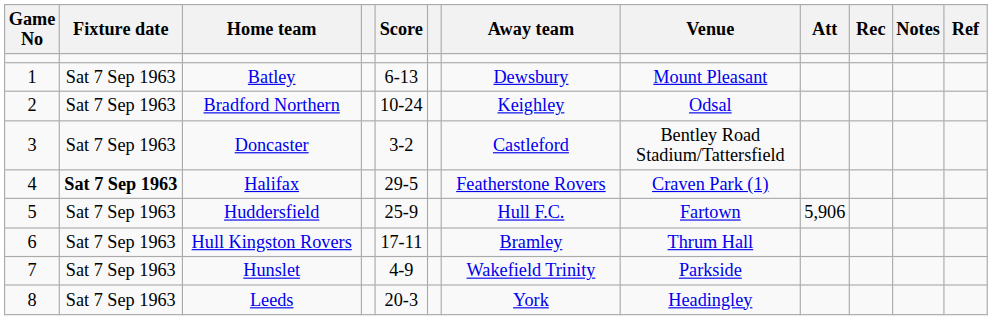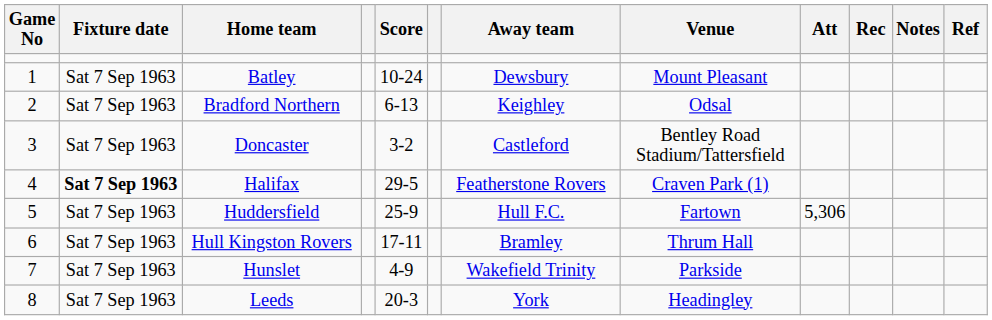(401, 76) 6-13 -> (401, 76) 10-24
(401, 105) 10-24 -> (401, 105) 6-13
(825, 213) 5,906 -> (825, 213) 5,306
